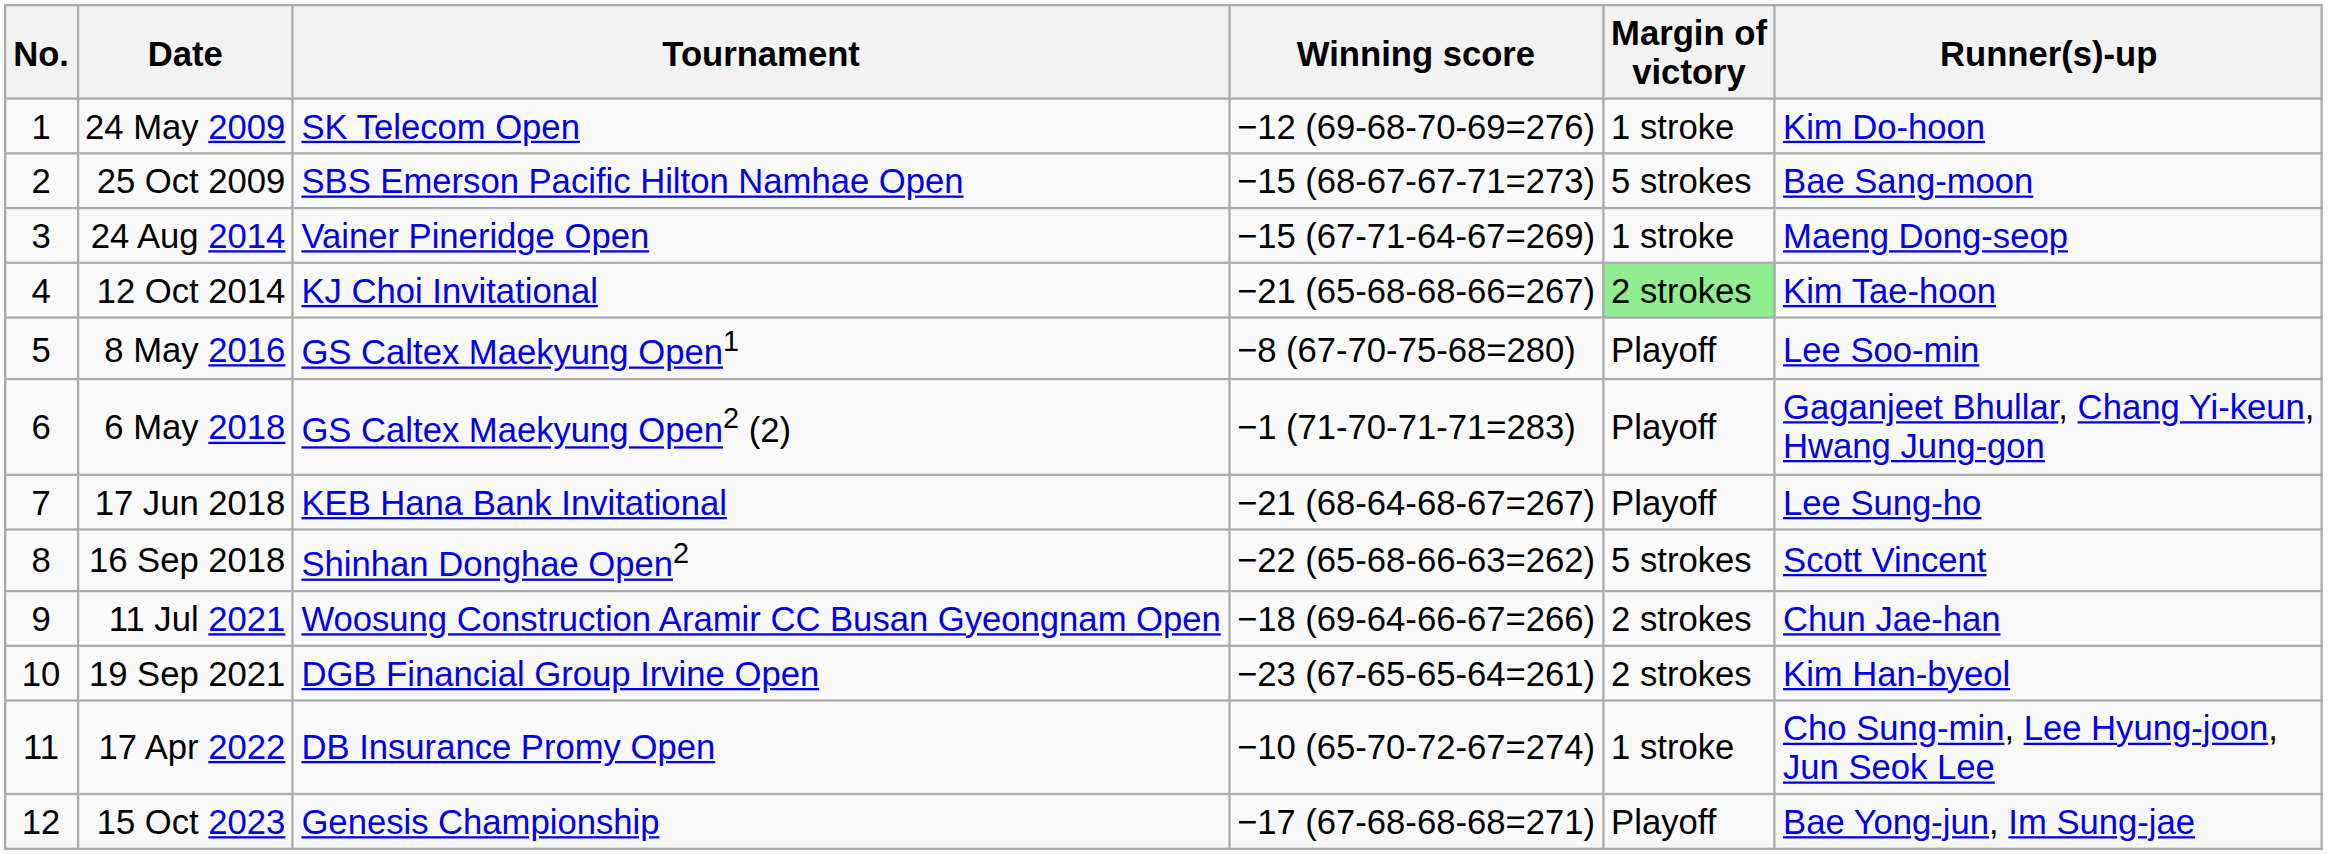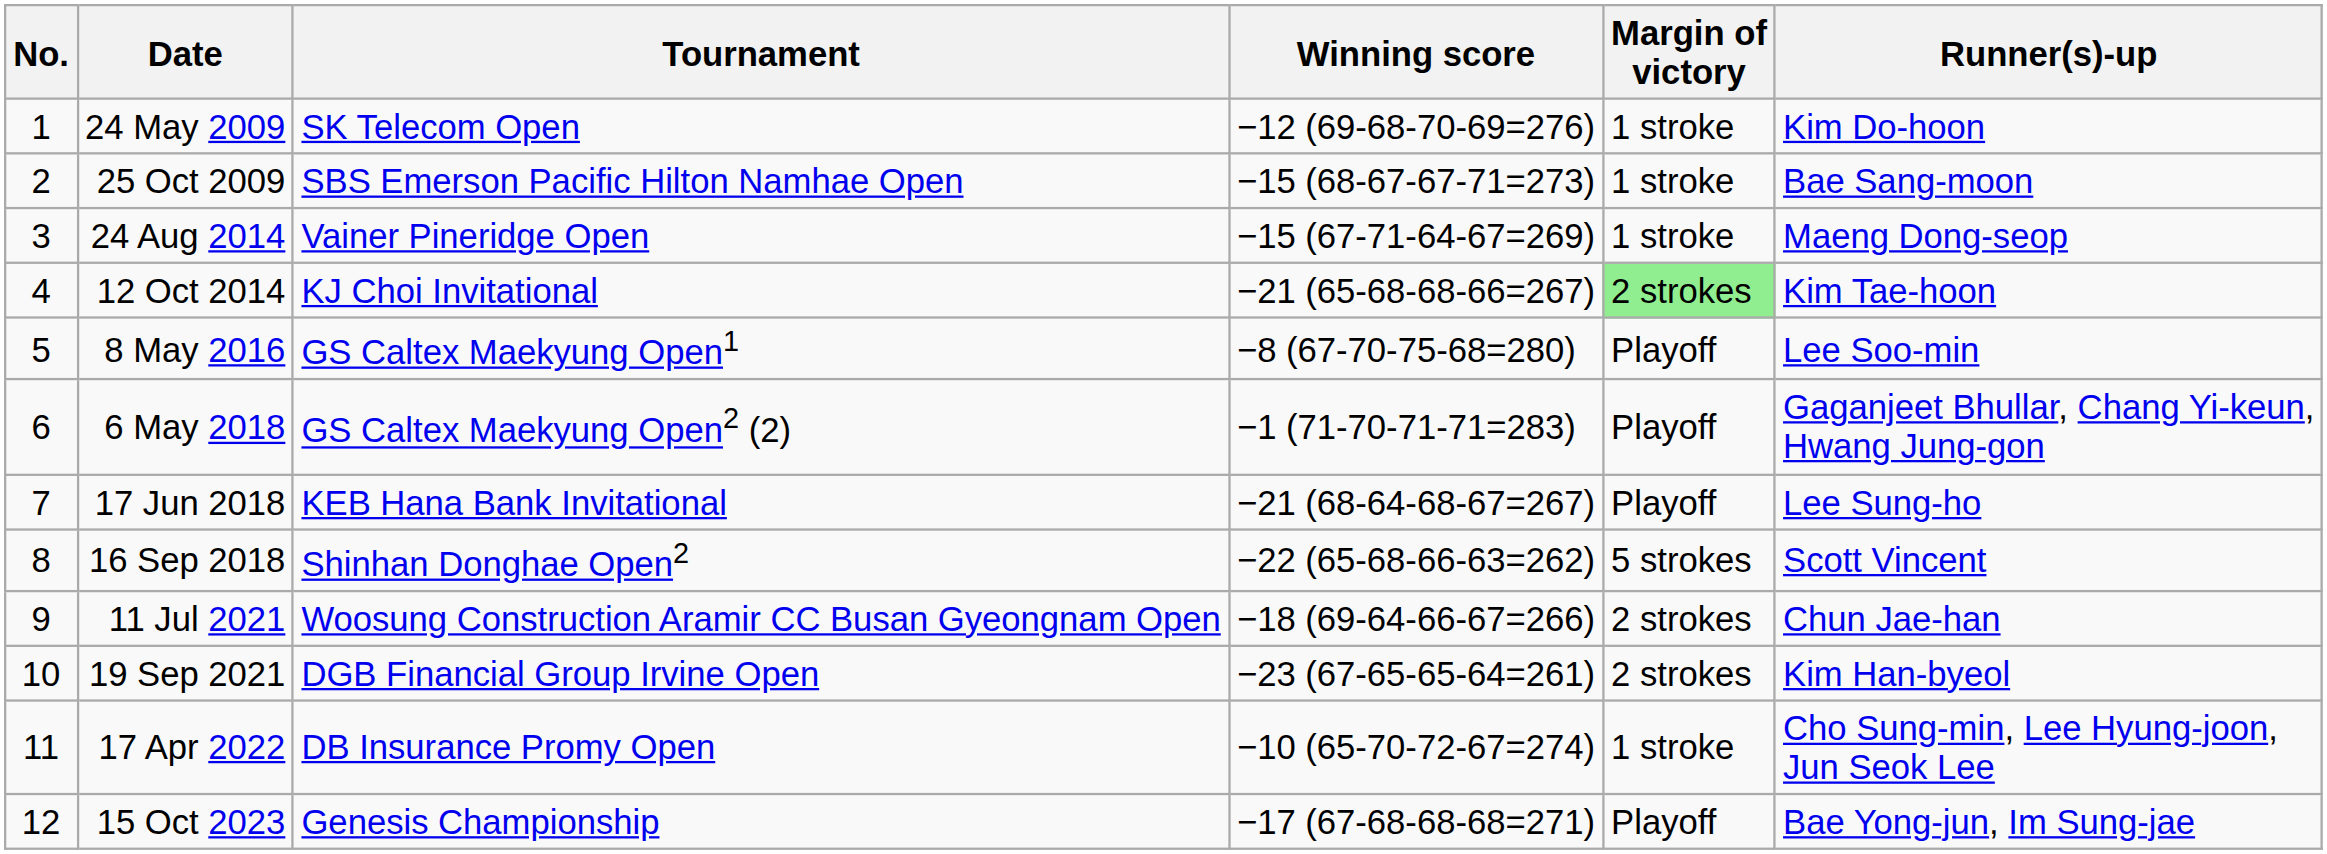(1681, 181) 5 strokes -> (1673, 181) 1 stroke
